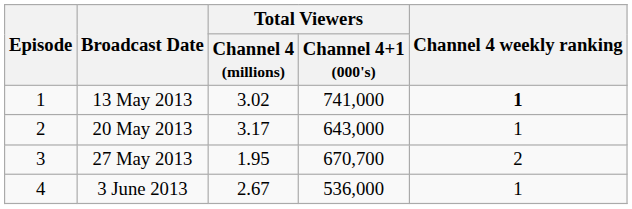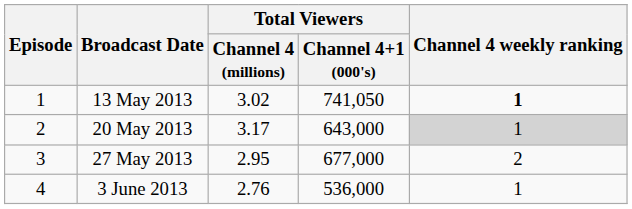(354, 99) 741,000 -> (354, 99) 741,050
(518, 129) no background -> (518, 129) lightgrey background
(253, 159) 1.95 -> (253, 159) 2.95
(354, 159) 670,700 -> (354, 159) 677,000
(253, 188) 2.67 -> (253, 188) 2.76
